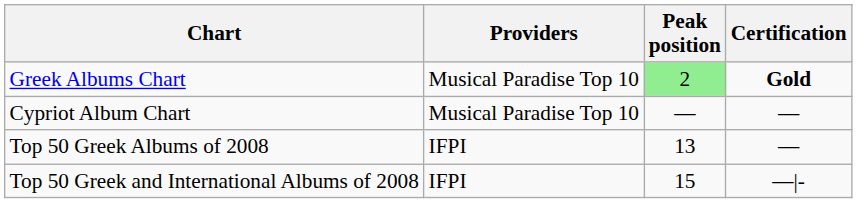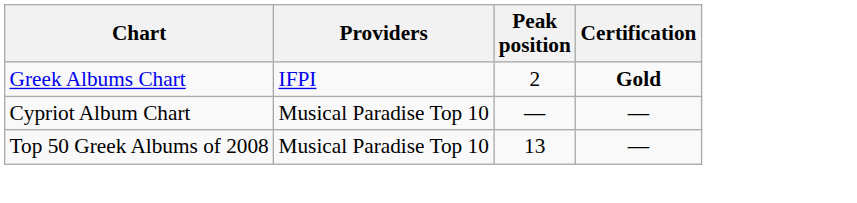(534, 79) Musical Paradise Top 10 -> (297, 79) IFPI
(685, 79) lightgreen background -> (535, 79) no background
(448, 146) IFPI -> (384, 146) Musical Paradise Top 10
- row: (214, 180)
